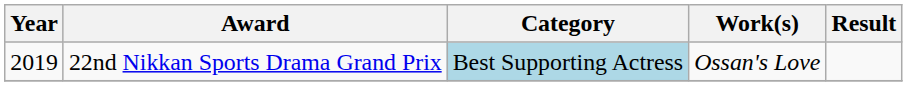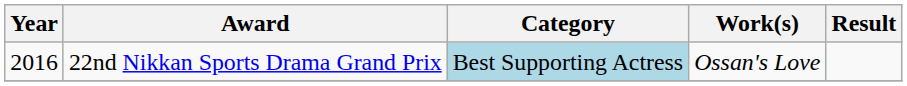(34, 61) 2019 -> (34, 61) 2016
